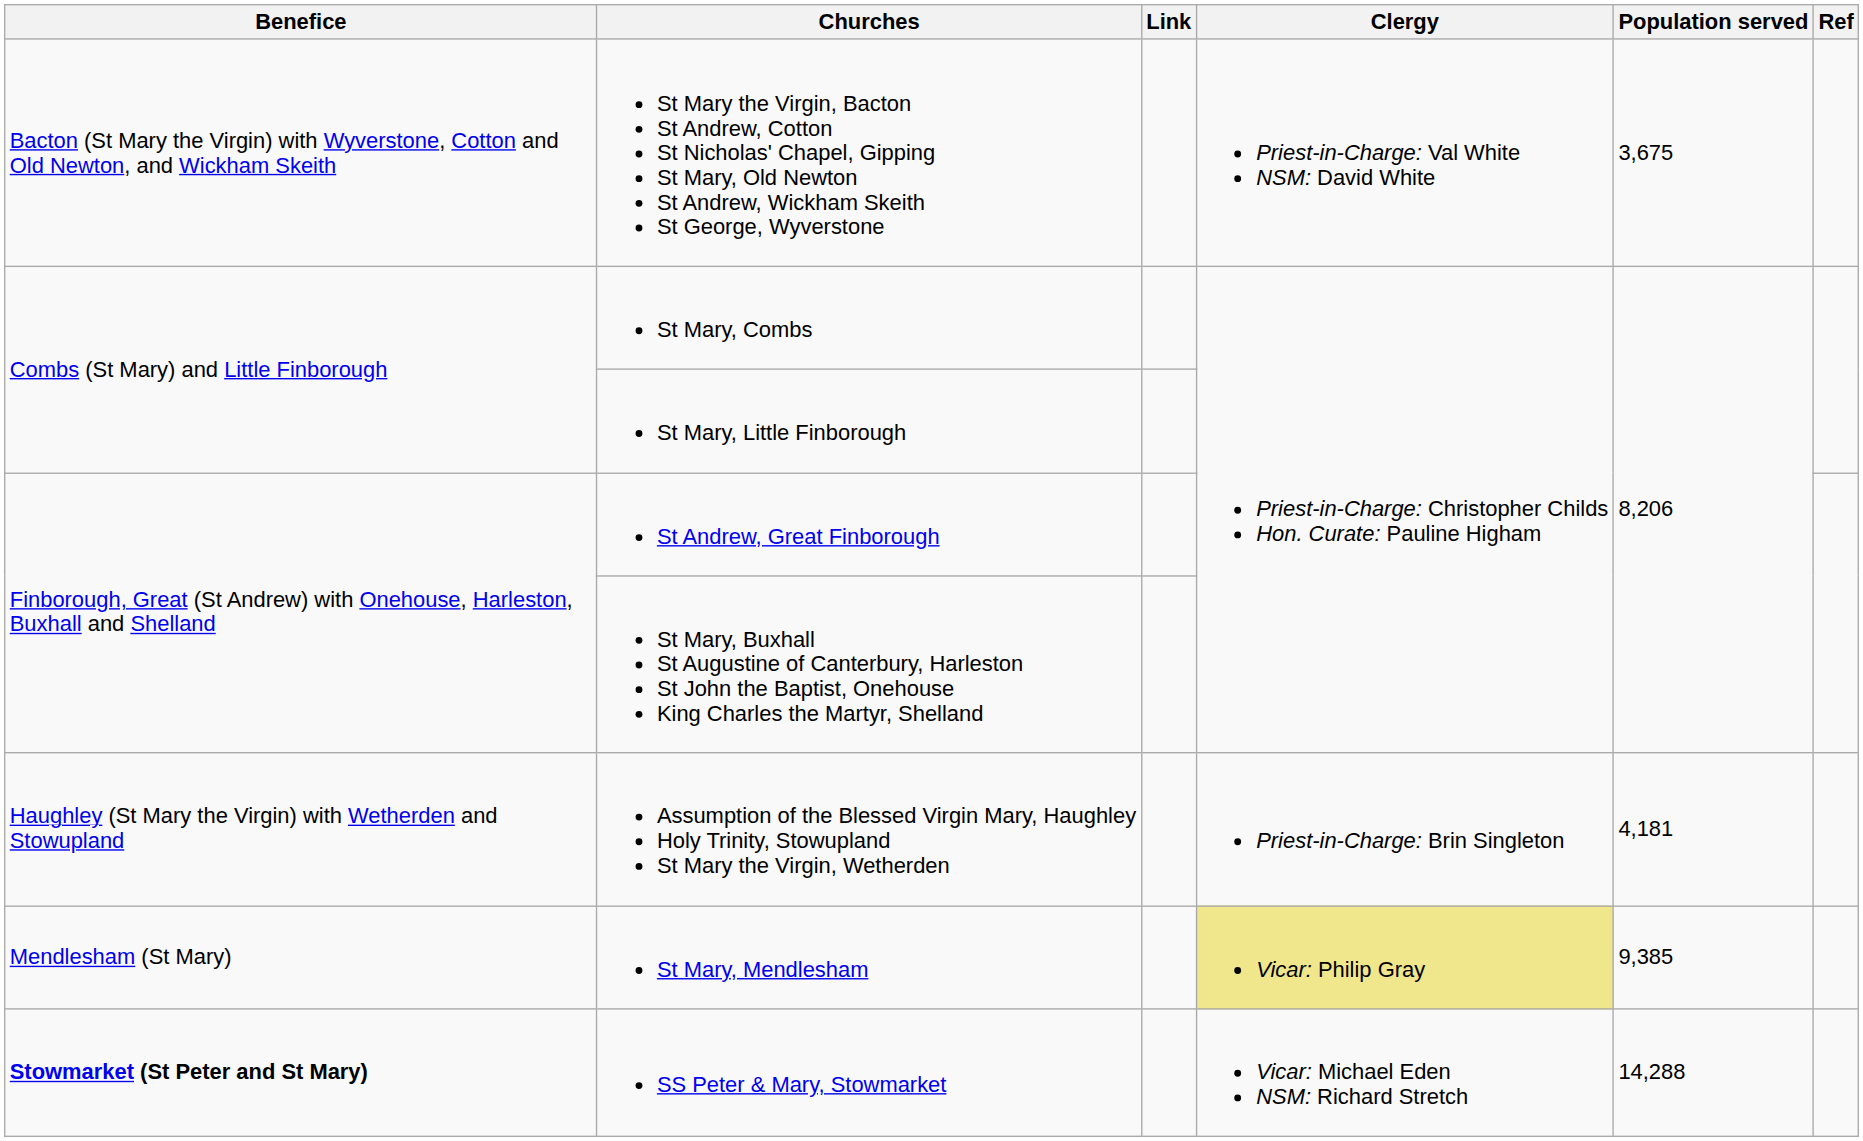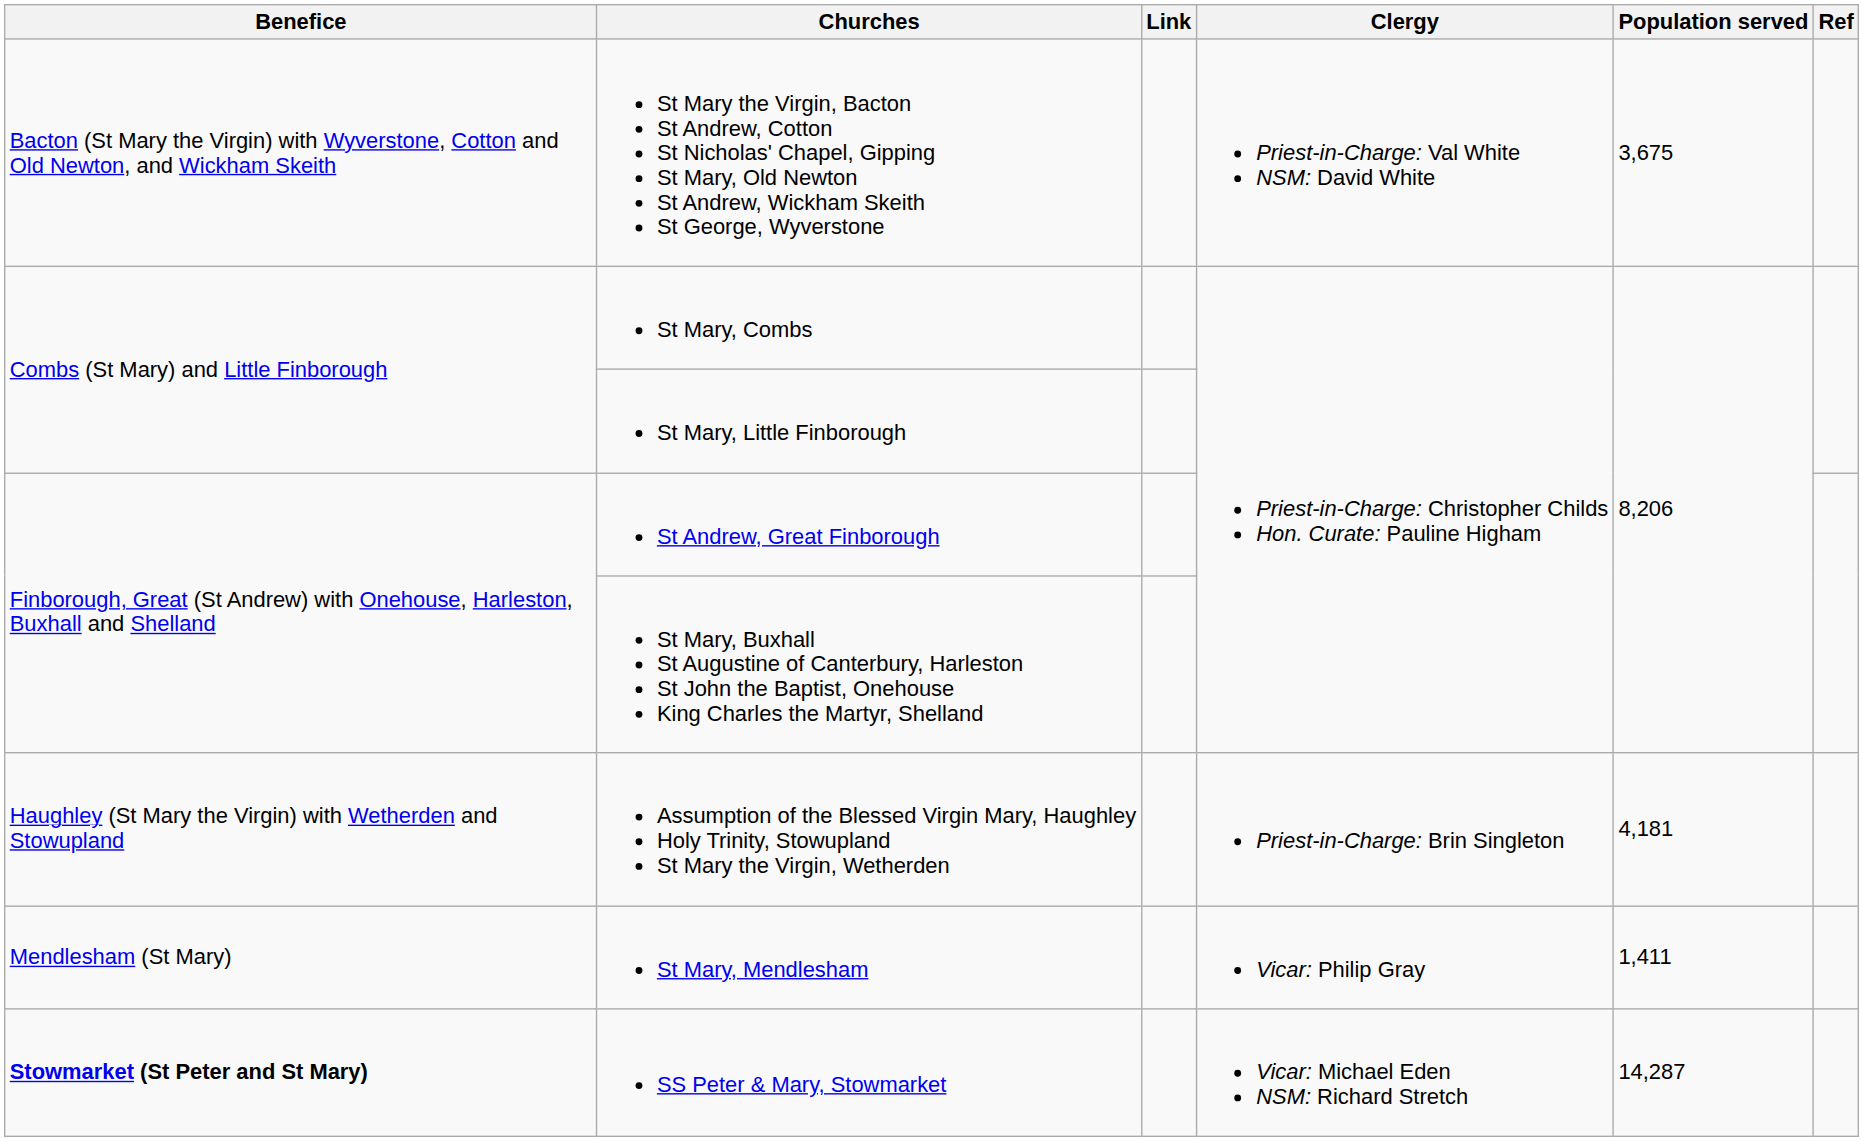(1405, 970) khaki background -> (1405, 970) no background
(1646, 957) 9,385 -> (1645, 957) 1,411
(1652, 1072) 14,288 -> (1652, 1072) 14,287
